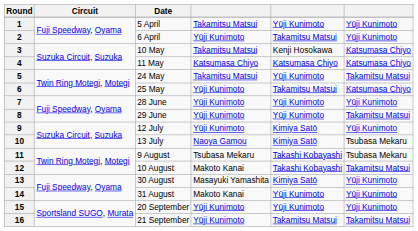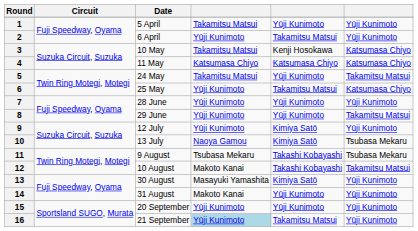(219, 220) no background -> (219, 220) lightblue background
(378, 220) Takamitsu Matsui -> (372, 220) Yūji Kunimoto
